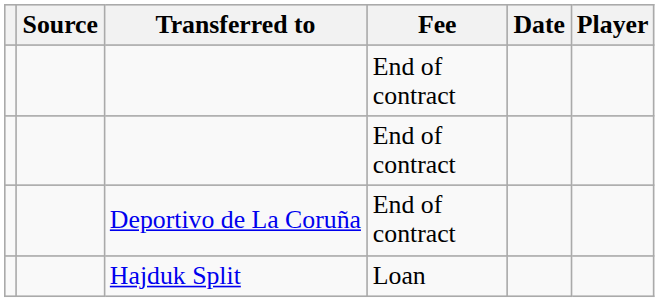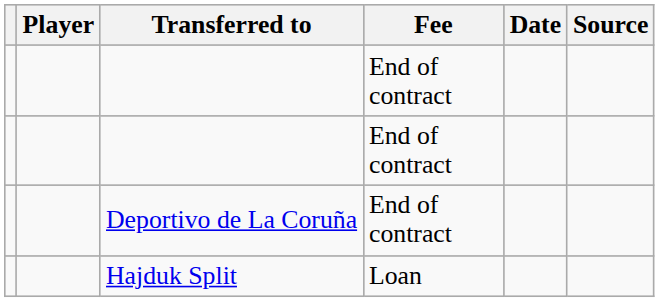columns swapped: (613, 24) <-> (60, 24)
